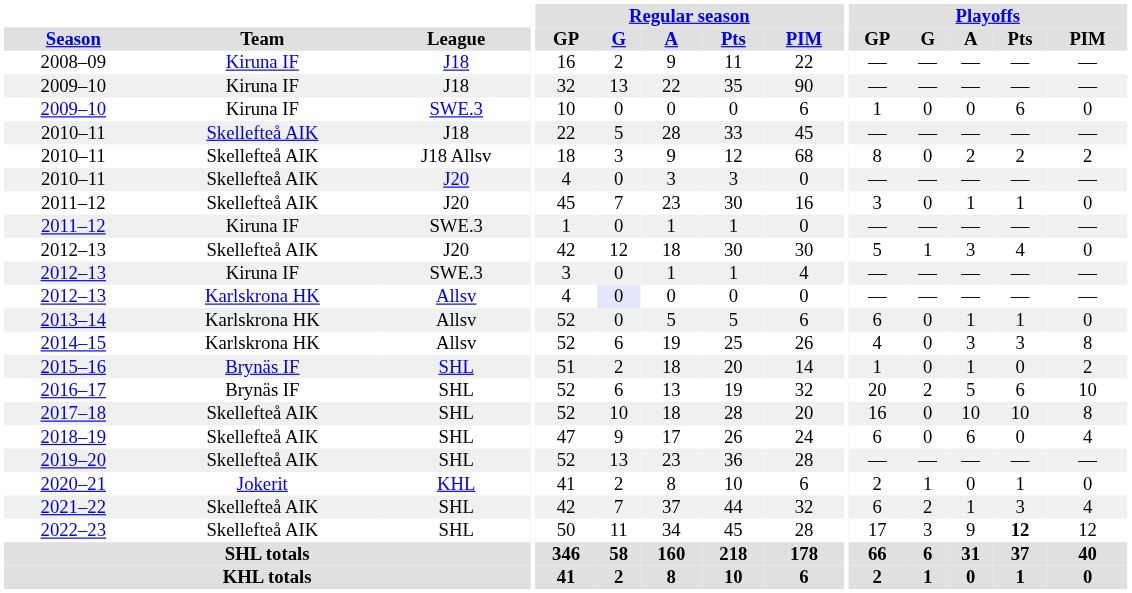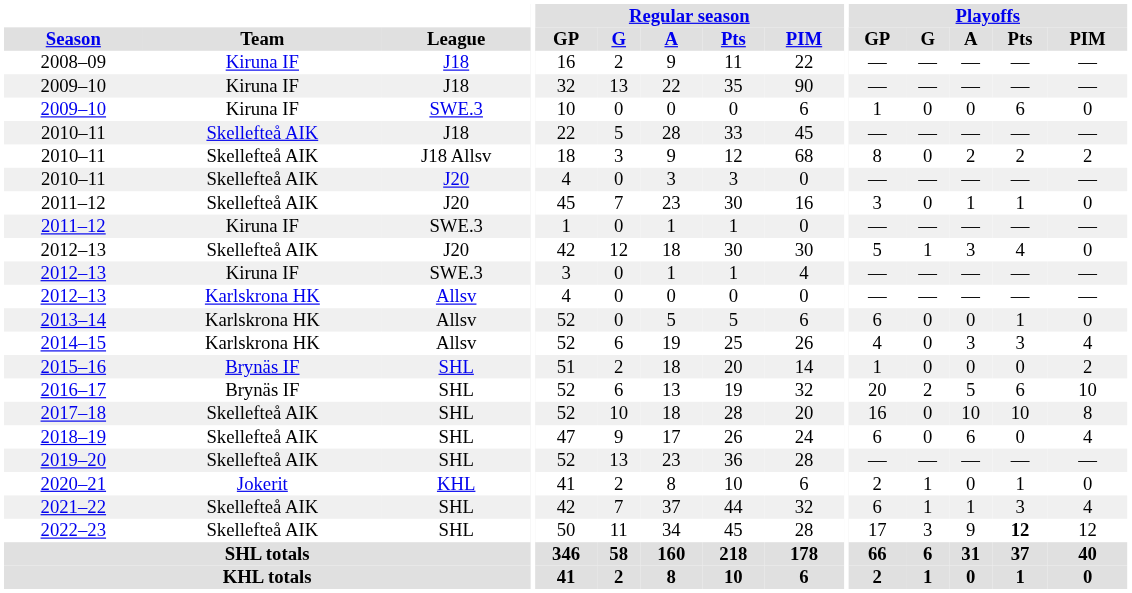(619, 296) lavender background -> (619, 296) no background
(971, 319) 1 -> (971, 319) 0
(1088, 343) 8 -> (1088, 343) 4
(971, 366) 1 -> (971, 366) 0
(928, 507) 2 -> (928, 507) 1
